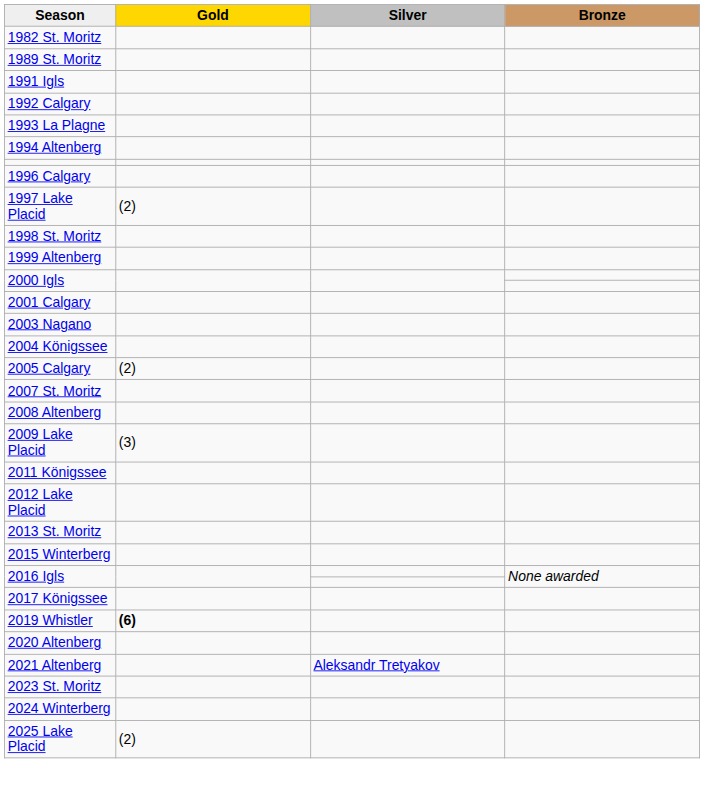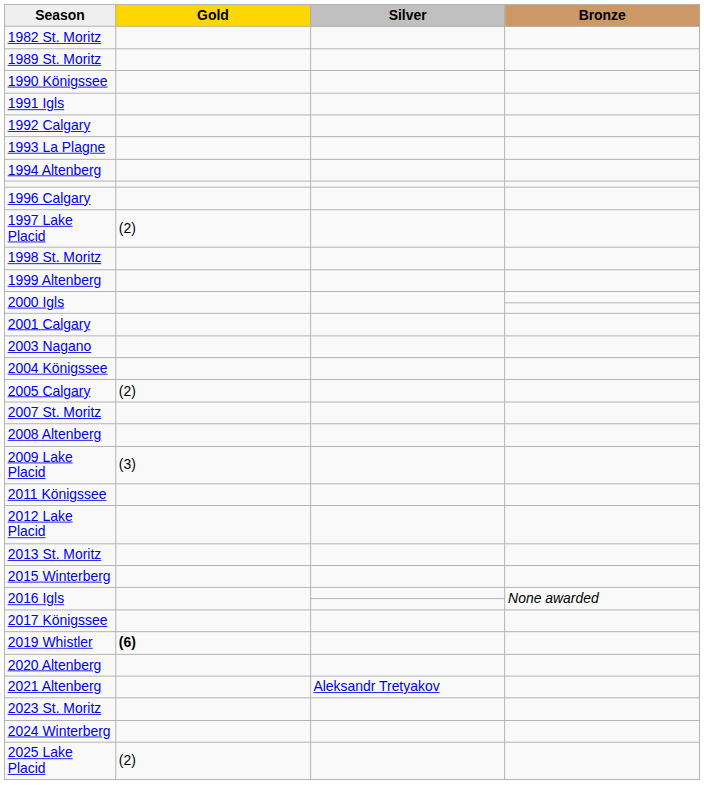+ row: (58, 81)
